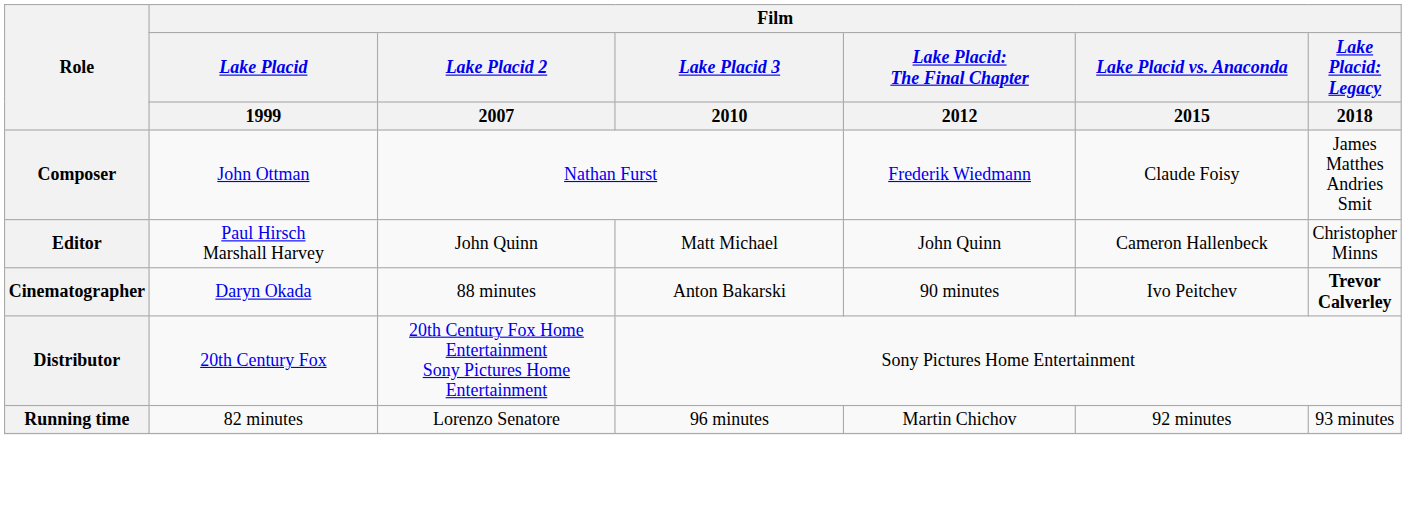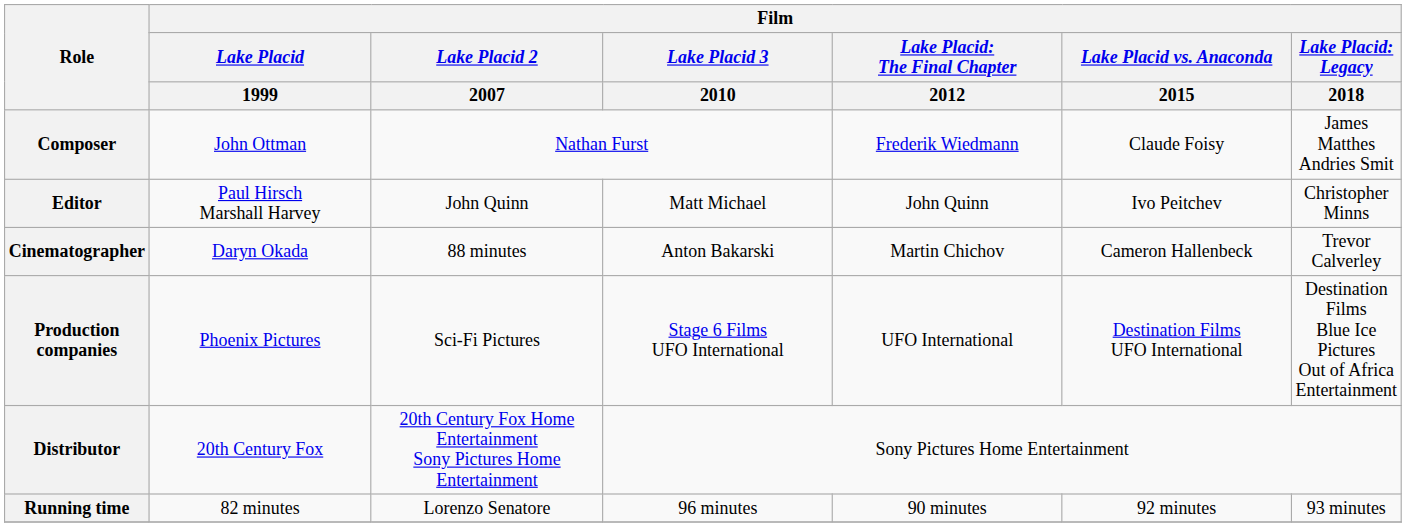(1192, 243) Cameron Hallenbeck -> (1177, 202) Ivo Peitchev
(960, 291) 90 minutes -> (947, 251) Martin Chichov
(1192, 291) Ivo Peitchev -> (1177, 251) Cameron Hallenbeck
(1355, 291) bold -> (1346, 251) normal
+ row: (77, 340)
(960, 419) Martin Chichov -> (947, 508) 90 minutes
